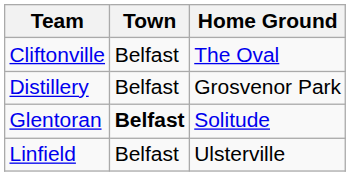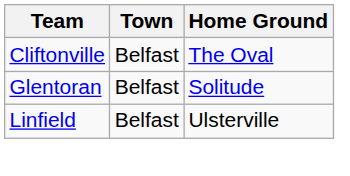- row: (49, 87)
(150, 120) bold -> (147, 87) normal
